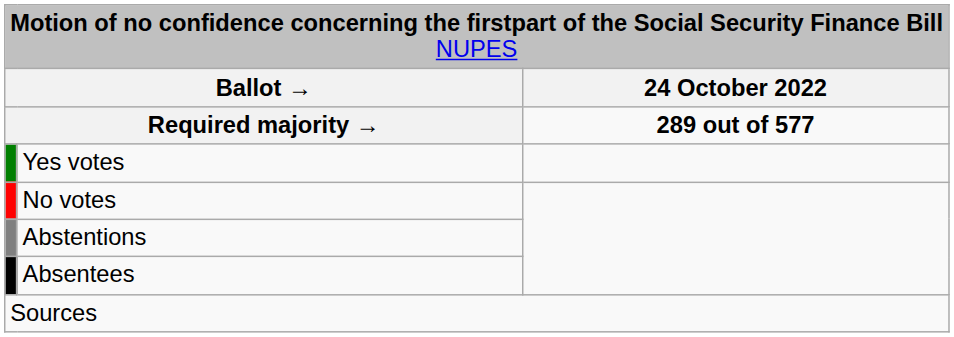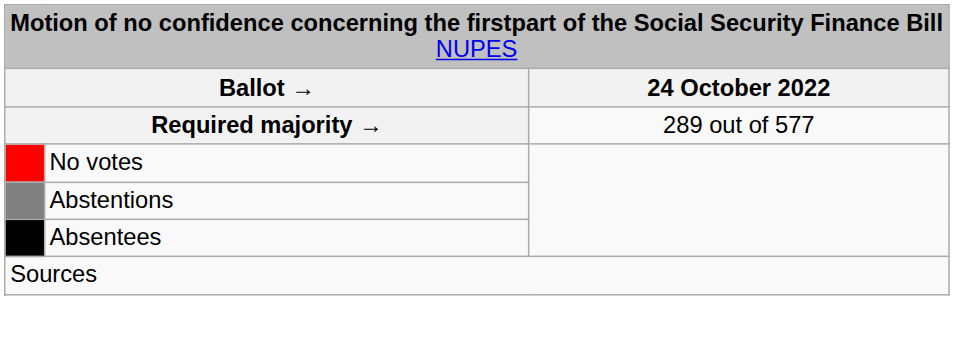(736, 125) bold -> (739, 125) normal
- row: (74, 162)
